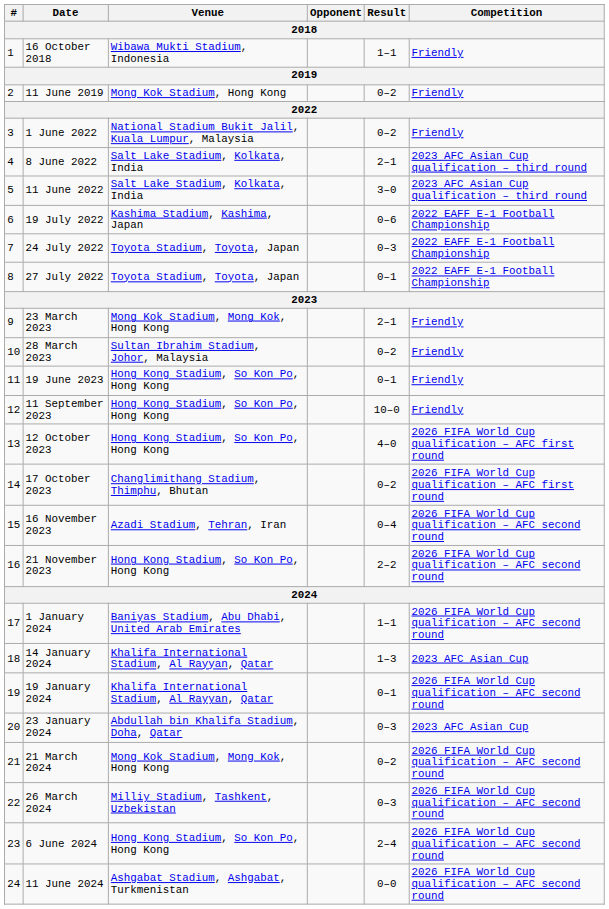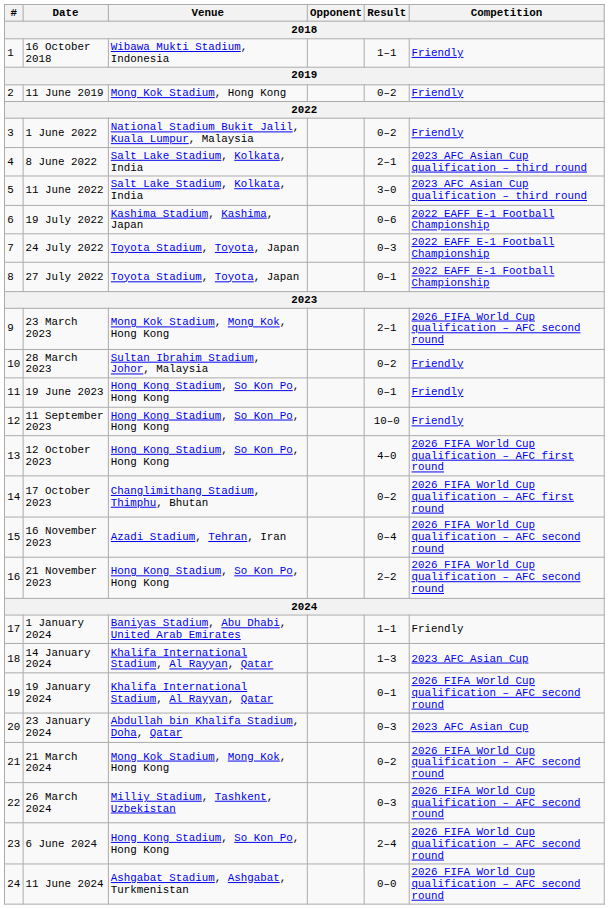(438, 323) Friendly -> (496, 329) 2026 FIFA World Cup qualification – AFC second round
(496, 624) 2026 FIFA World Cup qualification – AFC second round -> (438, 629) Friendly
